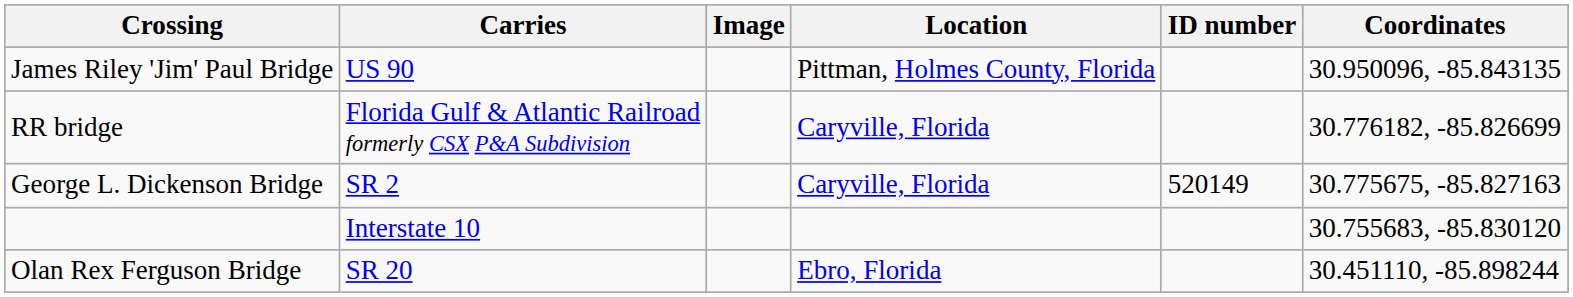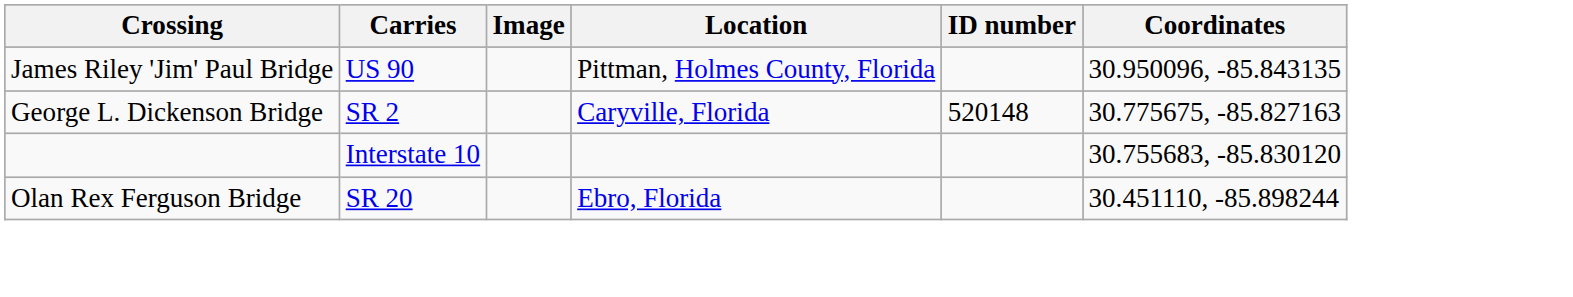- row: (67, 126)
(1208, 185) 520149 -> (988, 111) 520148
